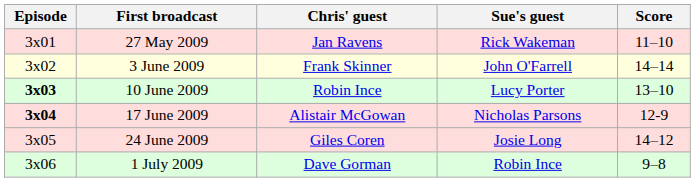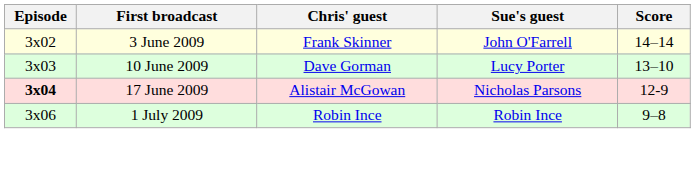- row: (167, 41)
(41, 90) bold -> (41, 66) normal
(347, 90) Robin Ince -> (347, 66) Dave Gorman
- row: (167, 139)
(347, 164) Dave Gorman -> (347, 115) Robin Ince
